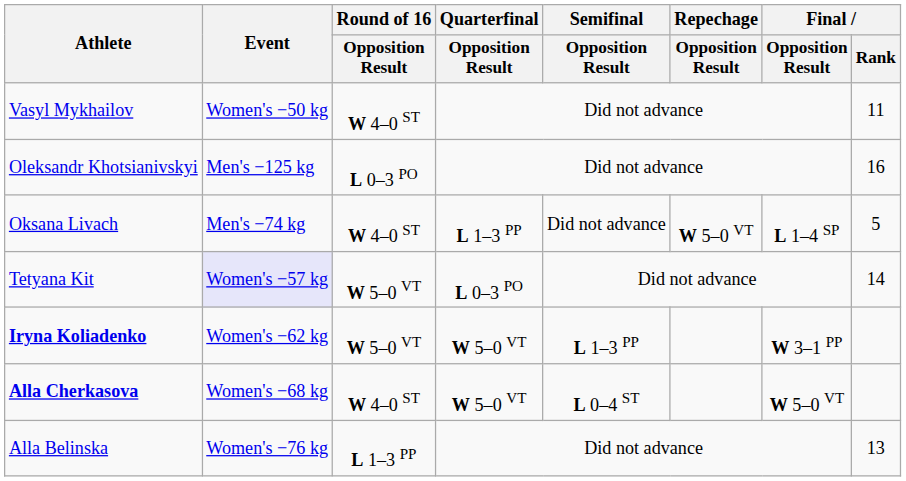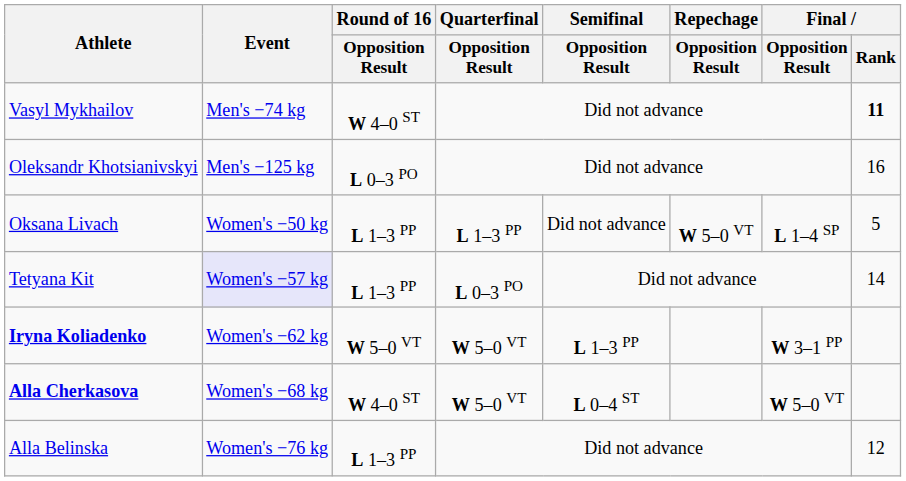(267, 111) Women's −50 kg -> (256, 111) Men's −74 kg
(876, 111) normal -> (876, 111) bold
(256, 223) Men's −74 kg -> (267, 223) Women's −50 kg
(384, 234) W 4–0 ST -> (384, 234) L 1–3 PP
(384, 290) W 5–0 VT -> (384, 290) L 1–3 PP
(876, 448) 13 -> (876, 448) 12
